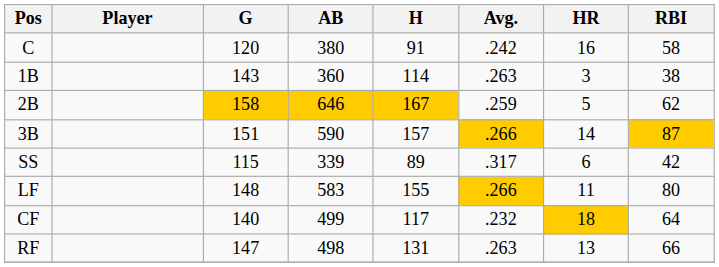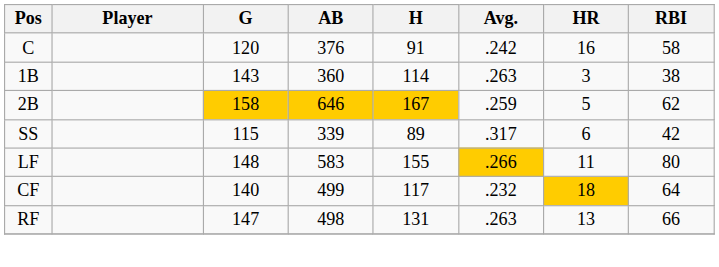(331, 47) 380 -> (331, 47) 376
- row: (28, 133)
